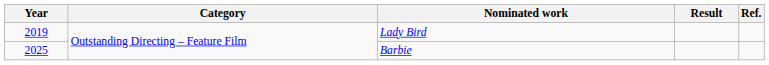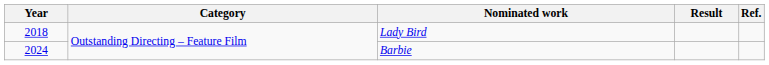(36, 32) 2019 -> (36, 32) 2018
(36, 50) 2025 -> (36, 50) 2024
